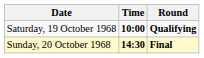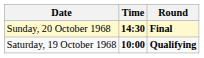rows swapped: (62, 28) <-> (59, 45)
